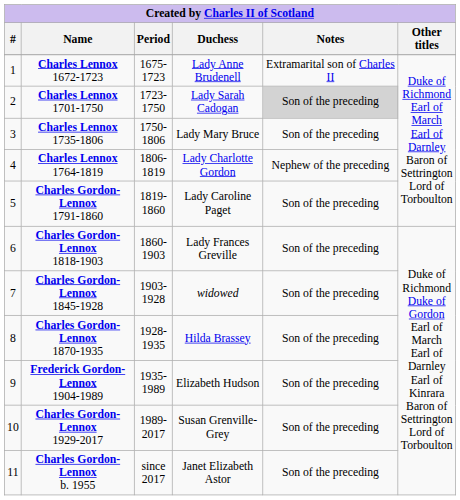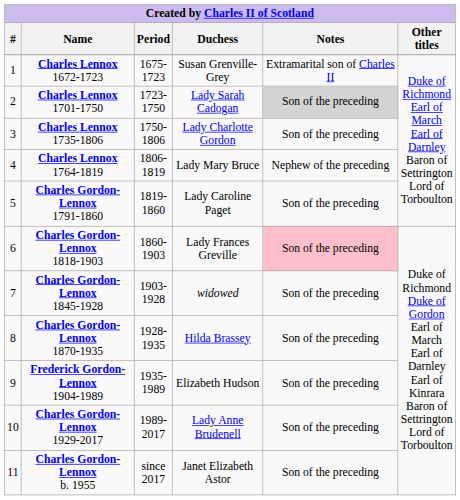(218, 70) Lady Anne Brudenell -> (218, 70) Susan Grenville-Grey
(218, 133) Lady Mary Bruce -> (218, 133) Lady Charlotte Gordon
(218, 165) Lady Charlotte Gordon -> (218, 165) Lady Mary Bruce
(330, 248) no background -> (330, 248) pink background
(218, 427) Susan Grenville-Grey -> (218, 427) Lady Anne Brudenell
